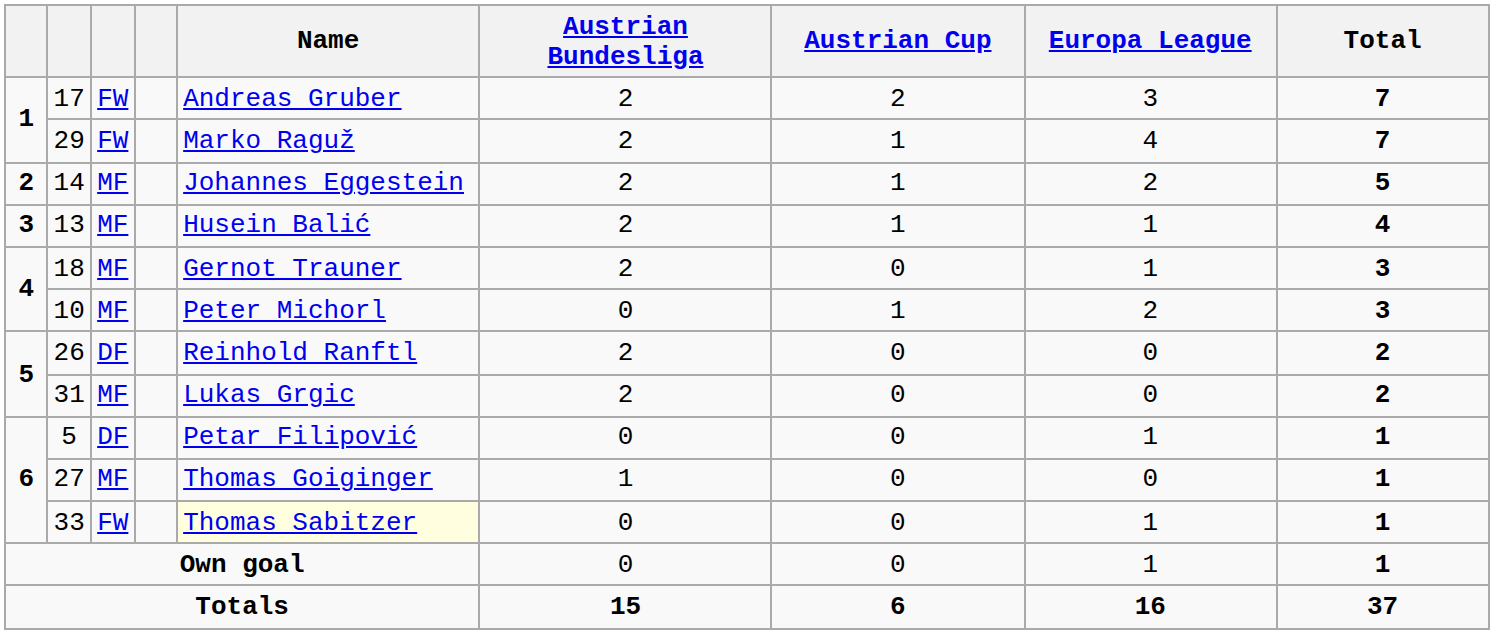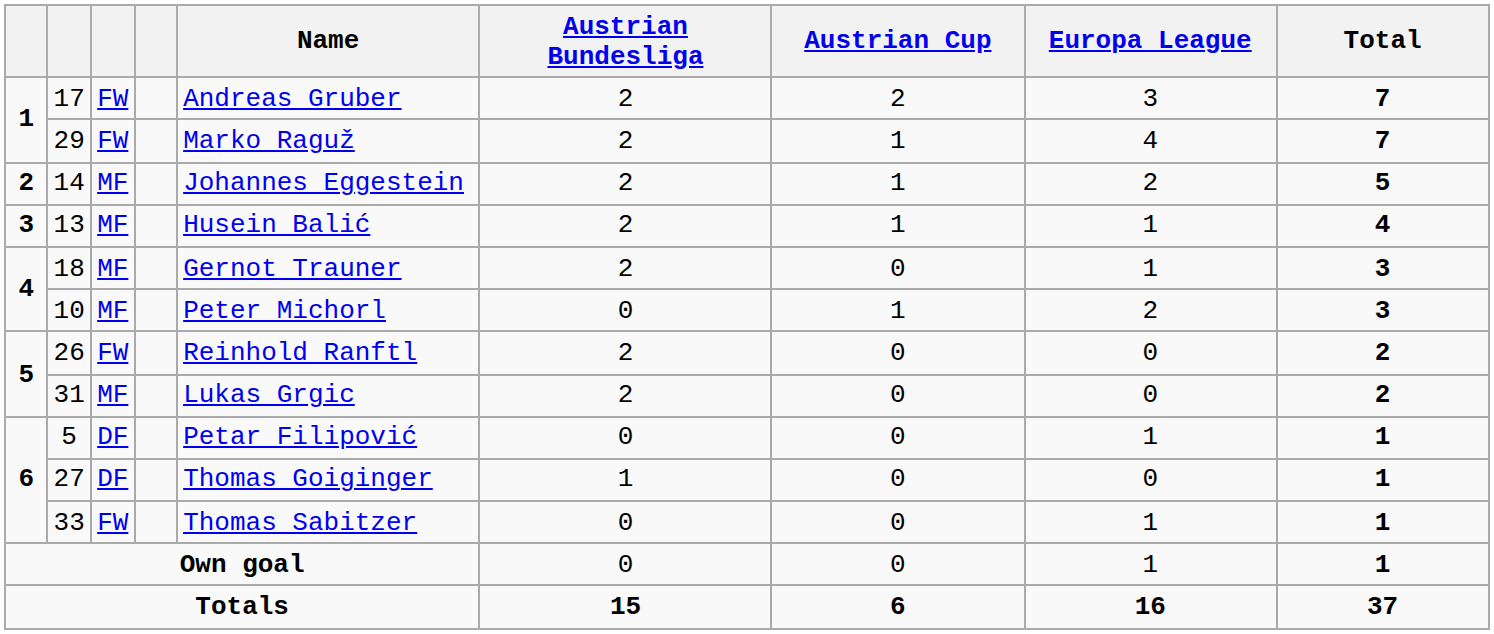(113, 353) DF -> (113, 353) FW
(113, 480) MF -> (113, 480) DF
(300, 522) lightyellow background -> (300, 522) no background
